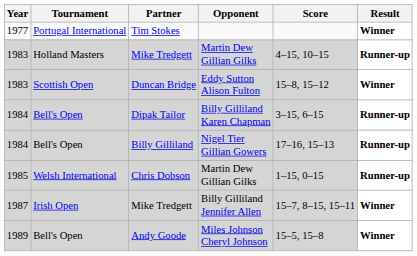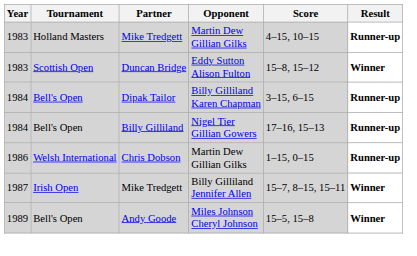- row: (156, 31)
(18, 175) 1985 -> (18, 158) 1986
